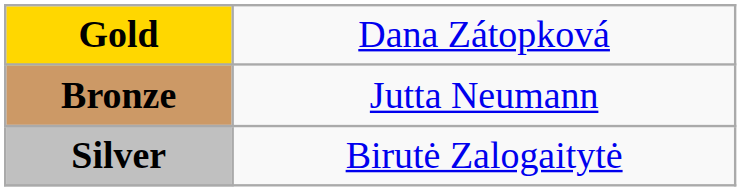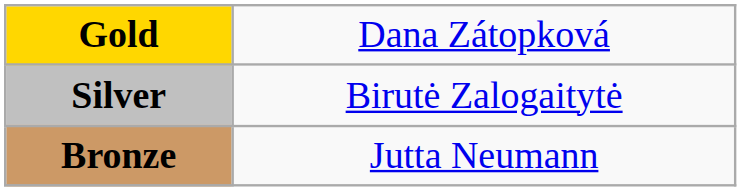rows swapped: (119, 154) <-> (119, 94)
